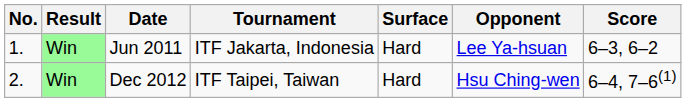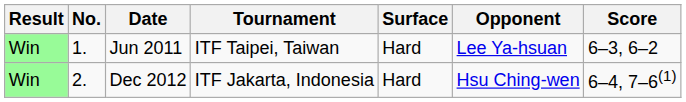columns swapped: (74, 18) <-> (23, 18)
(284, 47) ITF Jakarta, Indonesia -> (267, 47) ITF Taipei, Taiwan
(267, 79) ITF Taipei, Taiwan -> (284, 79) ITF Jakarta, Indonesia
